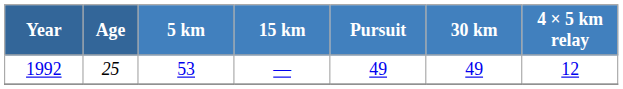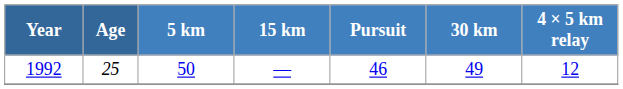(186, 69) 53 -> (186, 69) 50
(378, 69) 49 -> (378, 69) 46
